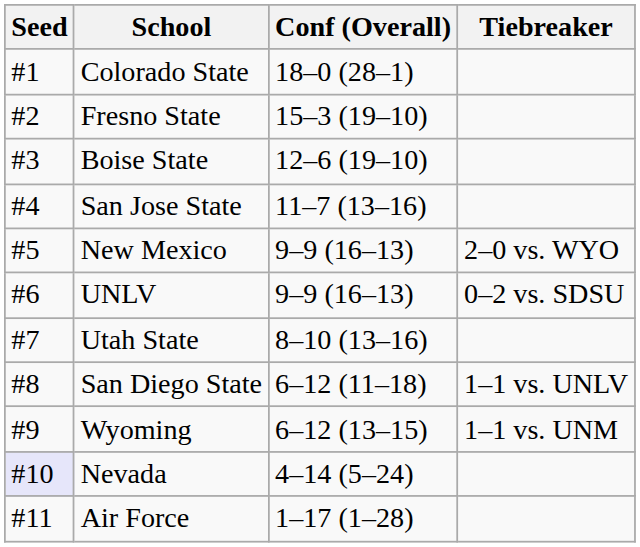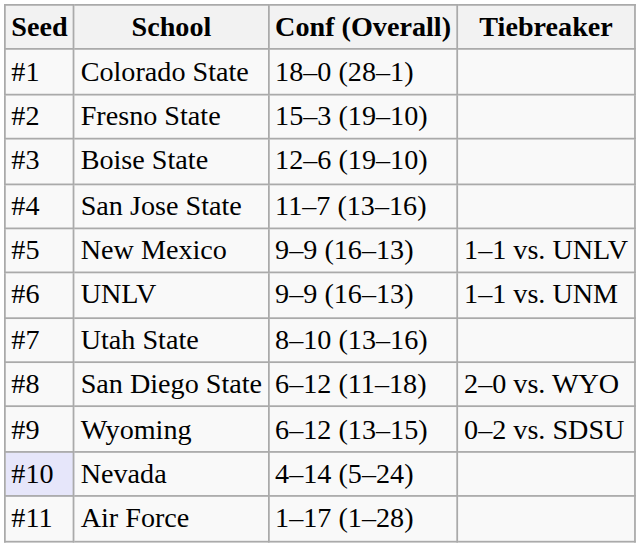(542, 250) 2–0 vs. WYO -> (546, 250) 1–1 vs. UNLV
(544, 294) 0–2 vs. SDSU -> (541, 294) 1–1 vs. UNM
(546, 384) 1–1 vs. UNLV -> (542, 384) 2–0 vs. WYO
(541, 428) 1–1 vs. UNM -> (544, 428) 0–2 vs. SDSU
